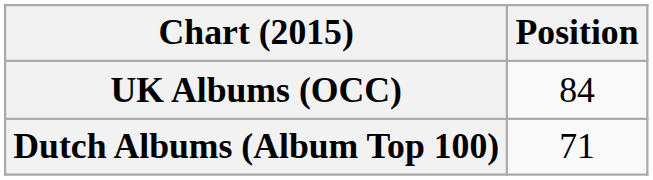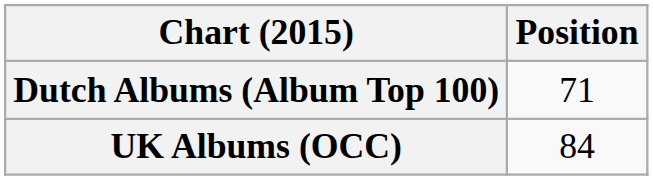rows swapped: (256, 145) <-> (256, 89)
